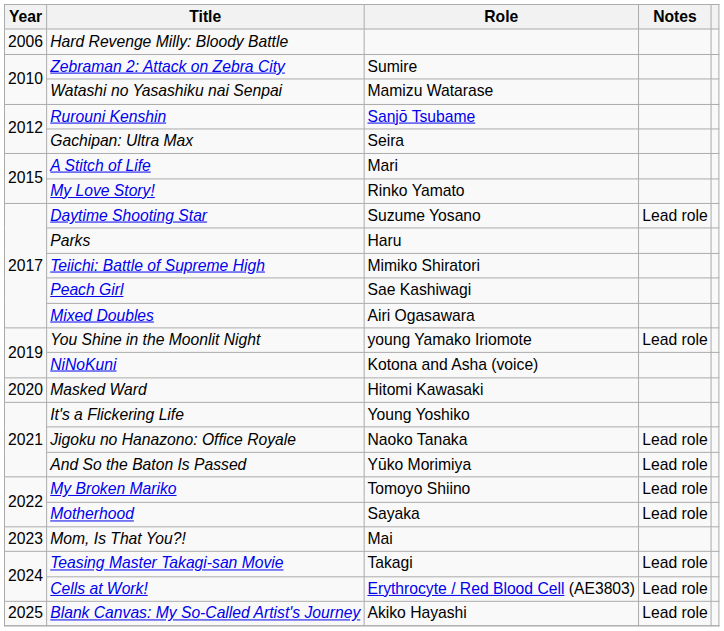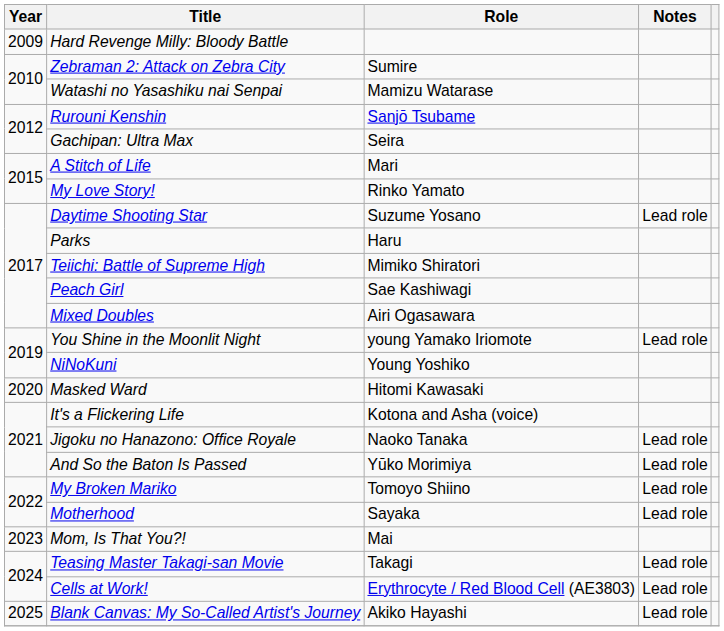(26, 41) 2006 -> (26, 41) 2009
(453, 365) Kotona and Asha (voice) -> (419, 365) Young Yoshiko
(419, 414) Young Yoshiko -> (453, 414) Kotona and Asha (voice)
